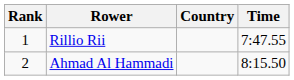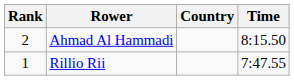rows swapped: (77, 39) <-> (111, 63)
